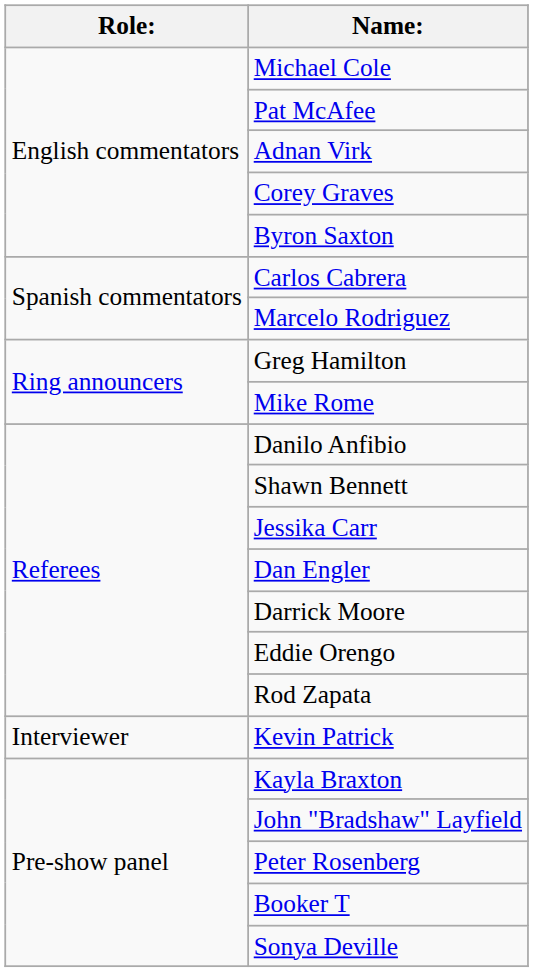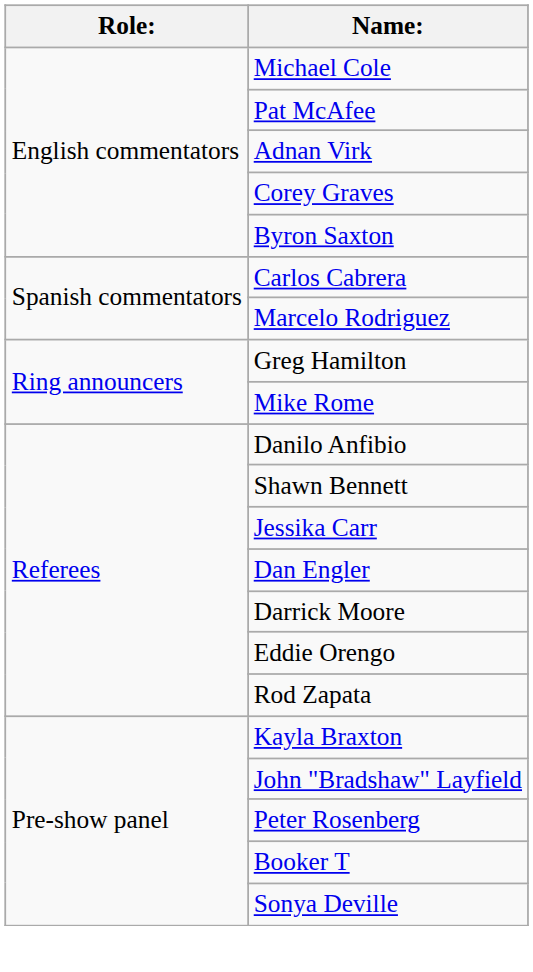- row: (324, 736)
